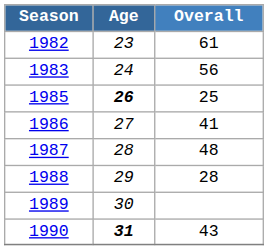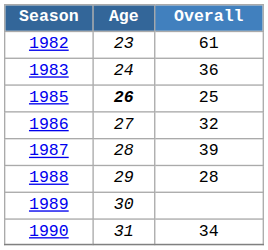(209, 72) 56 -> (209, 72) 36
(209, 125) 41 -> (209, 125) 32
(209, 152) 48 -> (209, 152) 39
(124, 232) bold -> (124, 232) normal
(209, 232) 43 -> (209, 232) 34
